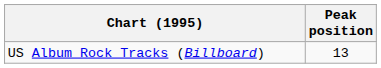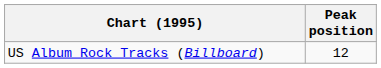(341, 53) 13 -> (341, 53) 12
